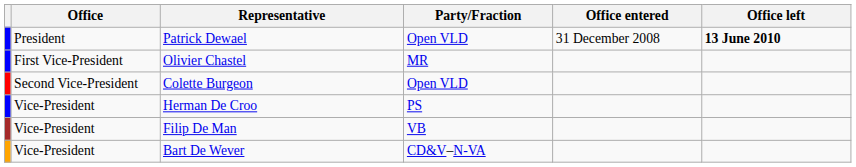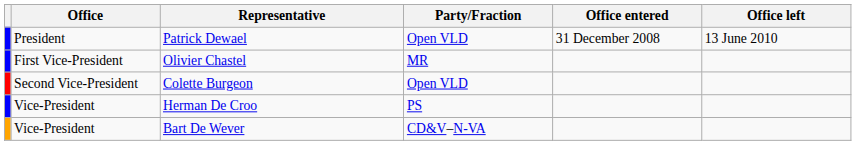(743, 38) bold -> (741, 38) normal
- row: (200, 128)
